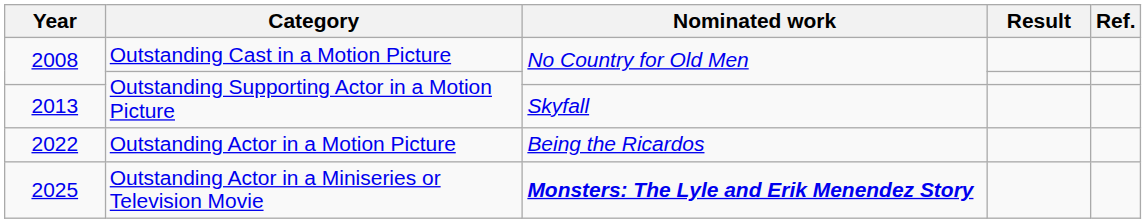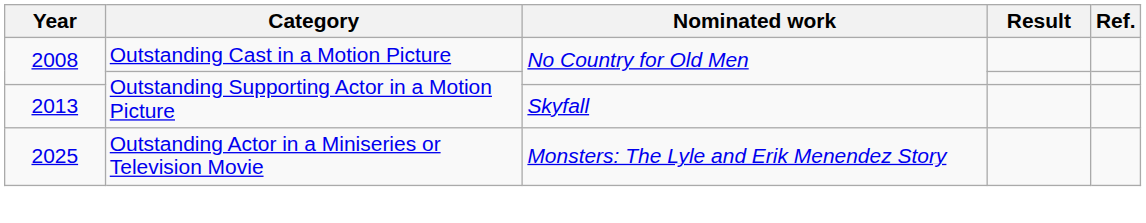- row: (55, 144)
(750, 189) bold -> (737, 156) normal
